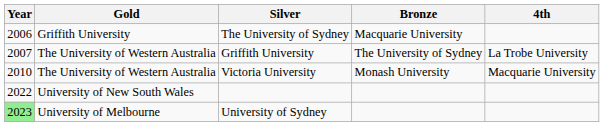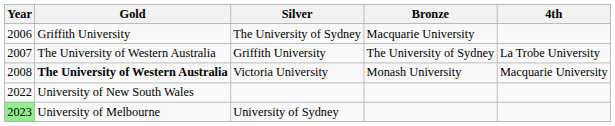(20, 72) 2010 -> (20, 72) 2008
(127, 72) normal -> (133, 72) bold
